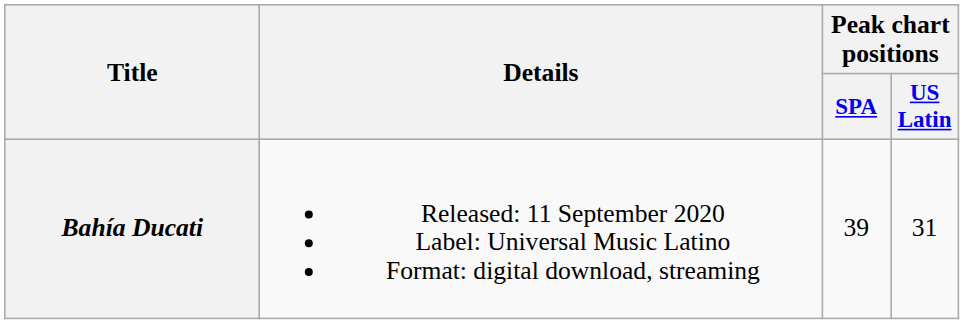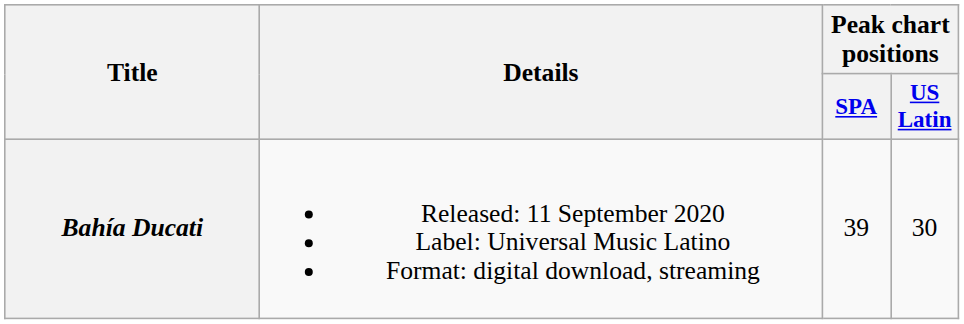(925, 228) 31 -> (925, 228) 30
